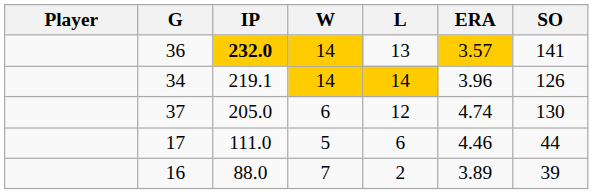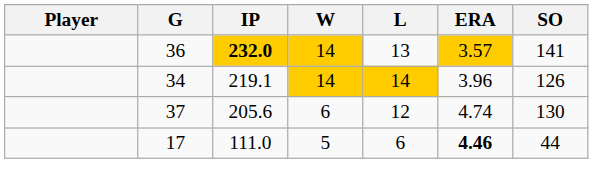(250, 111) 205.0 -> (250, 111) 205.6
(475, 142) normal -> (475, 142) bold
- row: (175, 173)
